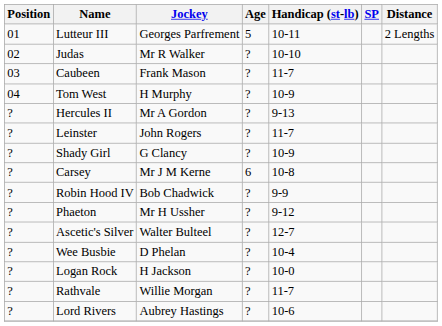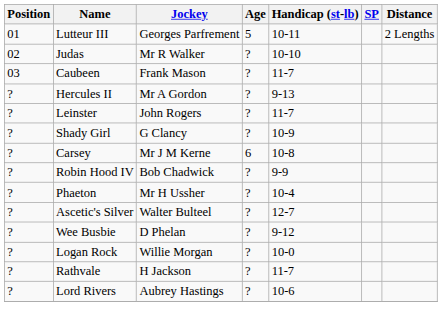- row: (81, 93)
(283, 212) 9-12 -> (283, 192) 10-4
(283, 251) 10-4 -> (283, 232) 9-12
(165, 271) H Jackson -> (176, 251) Willie Morgan
(176, 291) Willie Morgan -> (165, 271) H Jackson
